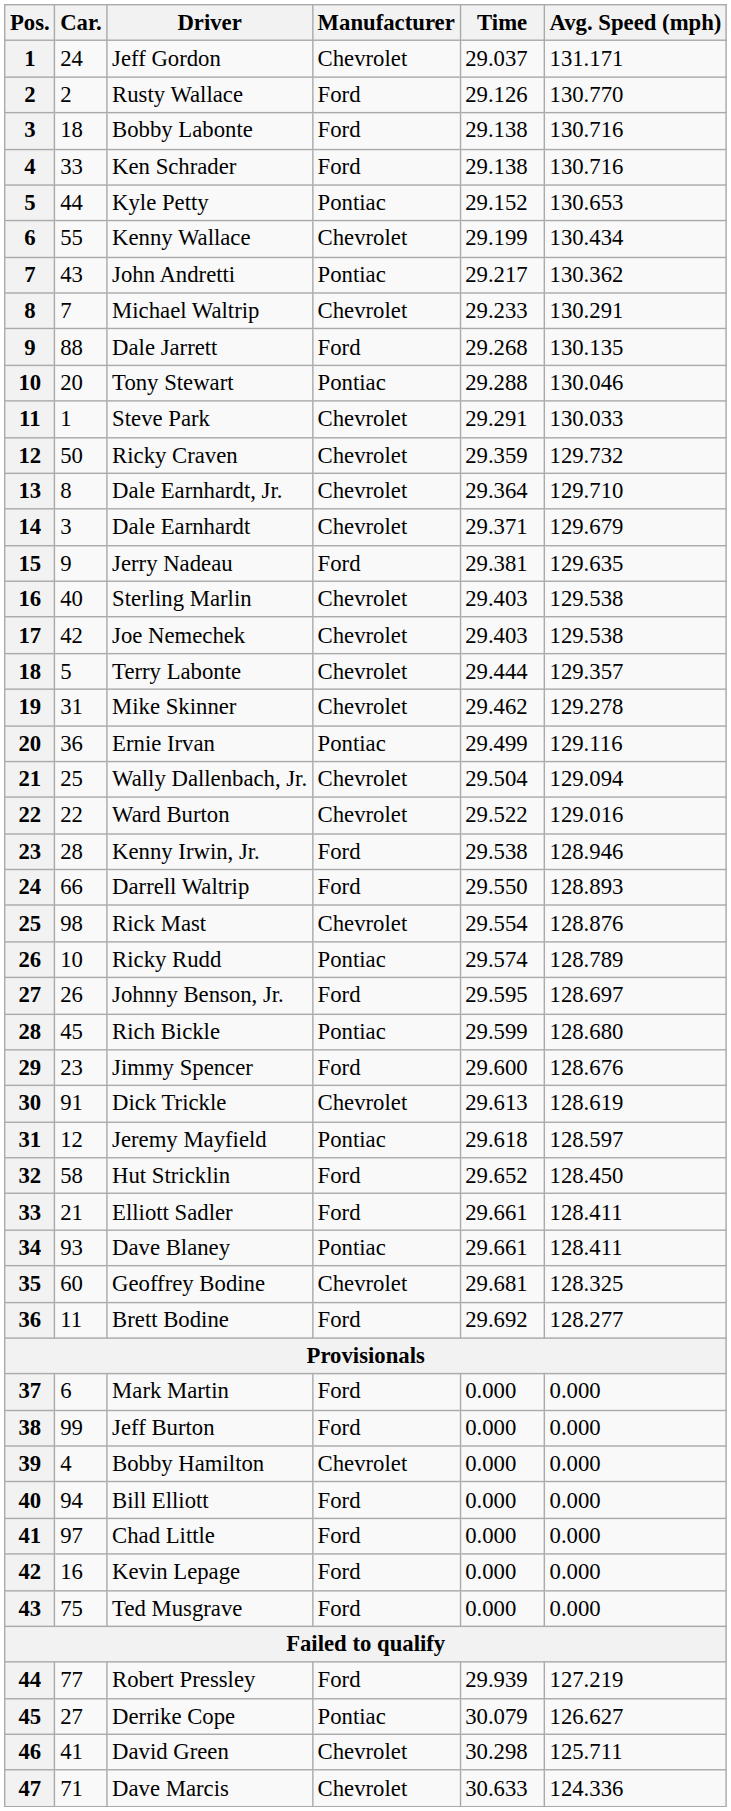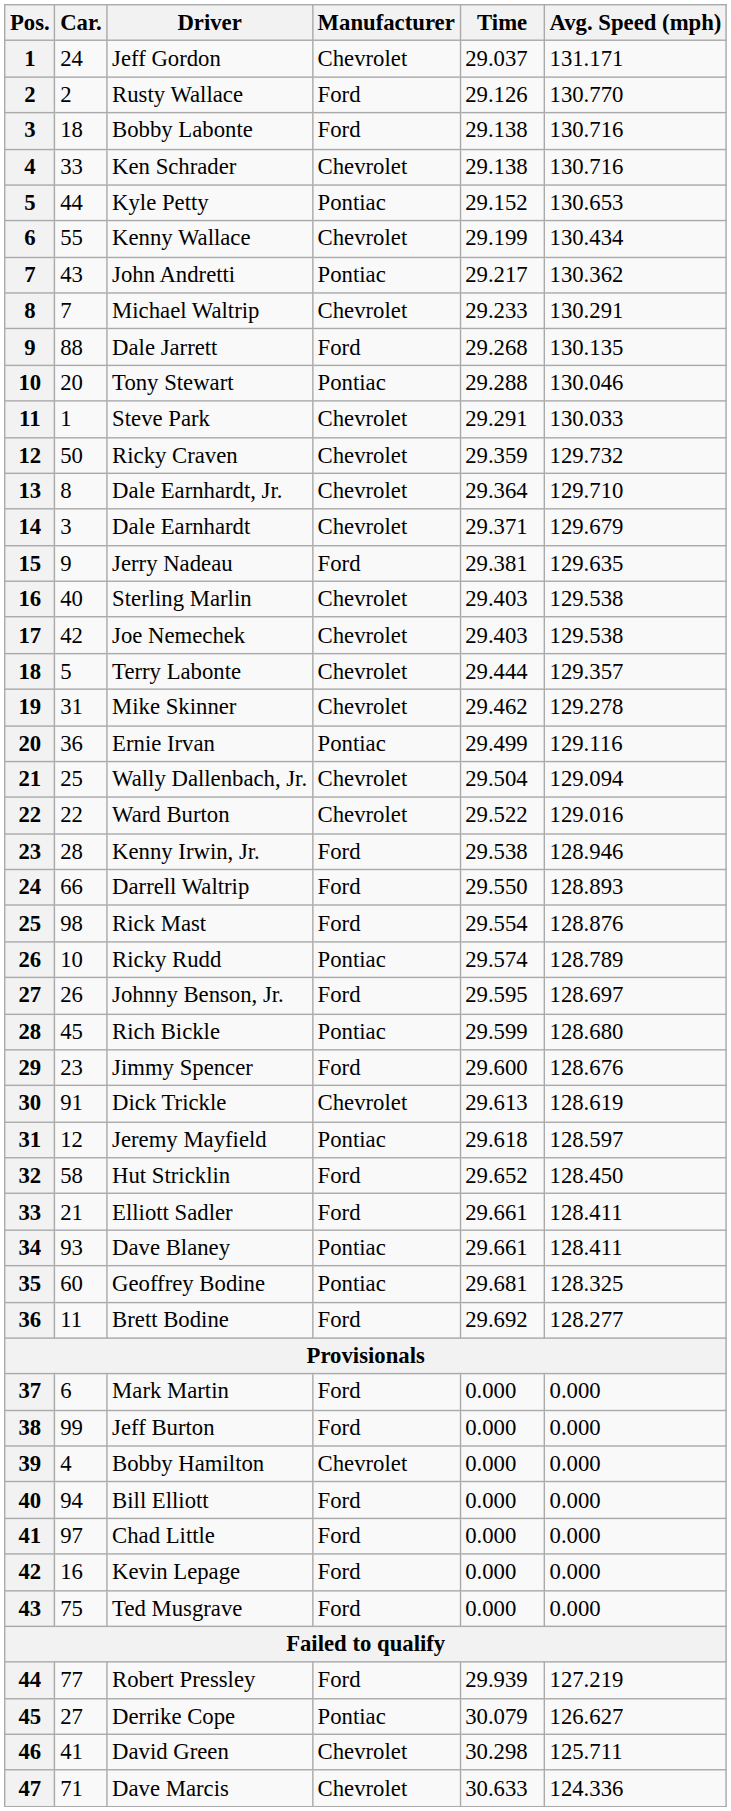(339, 166) Ford -> (362, 166) Chevrolet
(362, 923) Chevrolet -> (339, 923) Ford
(362, 1283) Chevrolet -> (352, 1283) Pontiac
